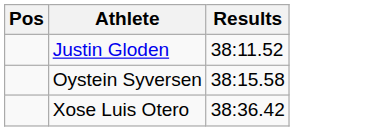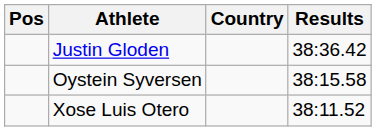+ column: (247, 19)
(247, 49) 38:11.52 -> (329, 49) 38:36.42
(248, 110) 38:36.42 -> (329, 110) 38:11.52
